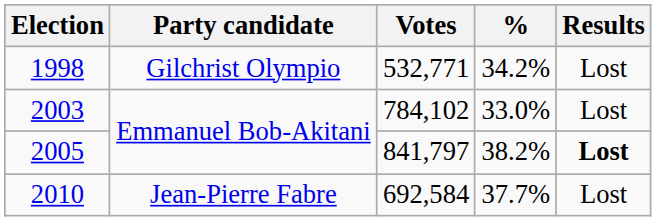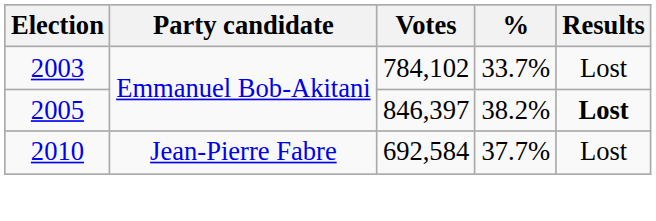- row: (57, 67)
(516, 109) 33.0% -> (516, 67) 33.7%
(426, 151) 841,797 -> (426, 109) 846,397
